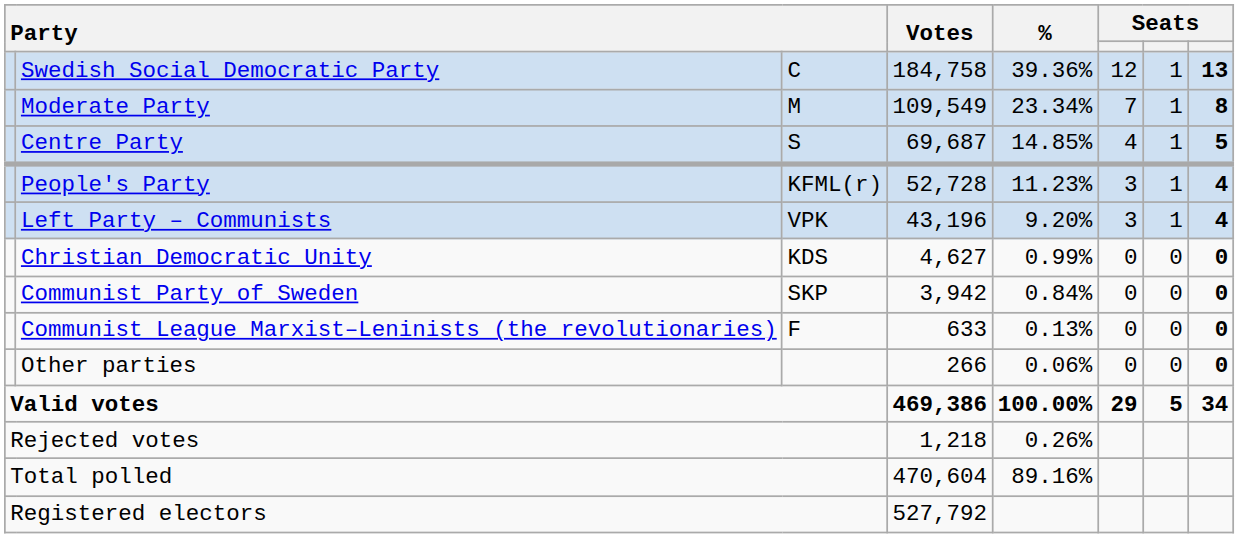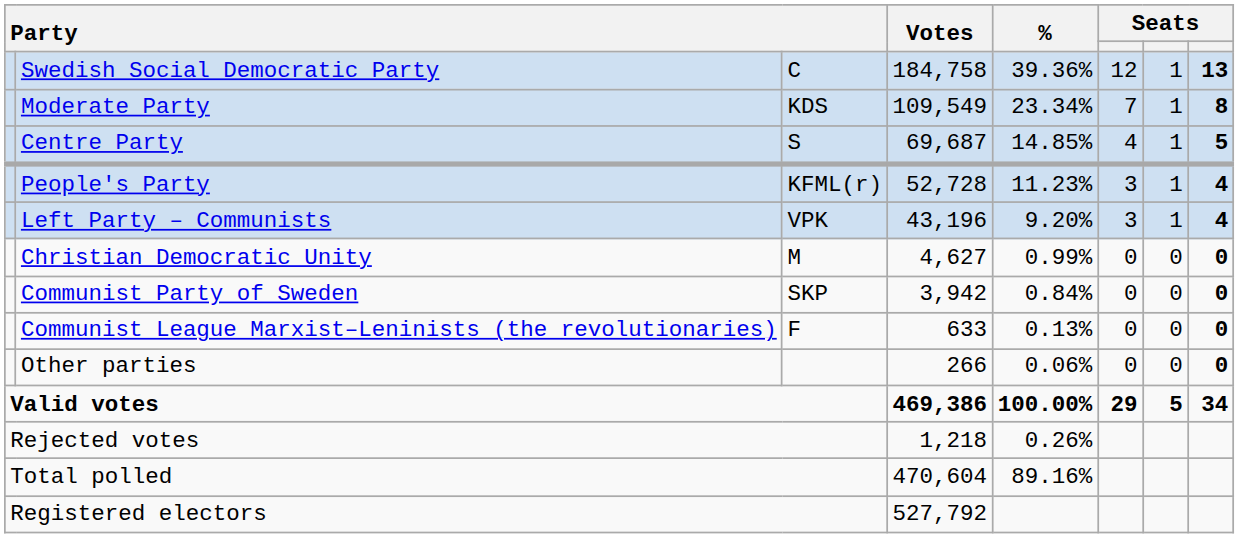(794, 107) M -> (808, 107) KDS
(808, 257) KDS -> (794, 257) M
